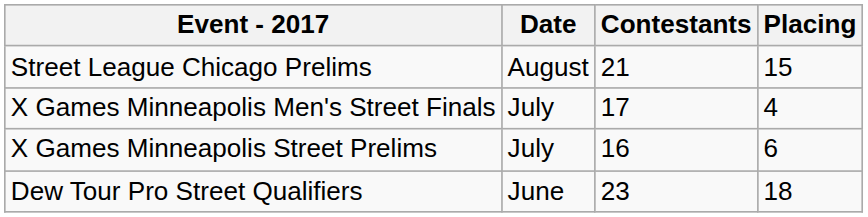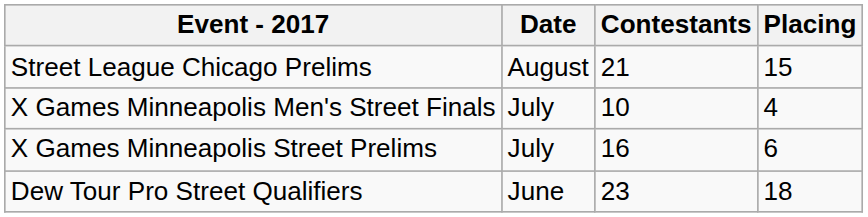(615, 107) 17 -> (615, 107) 10
